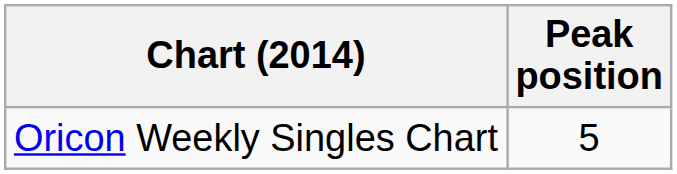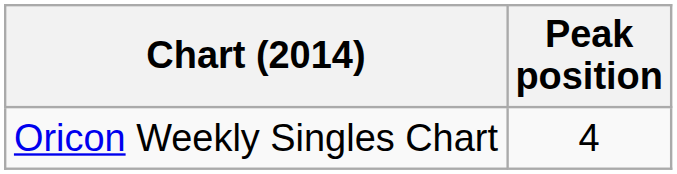(589, 137) 5 -> (589, 137) 4
